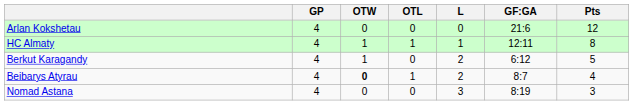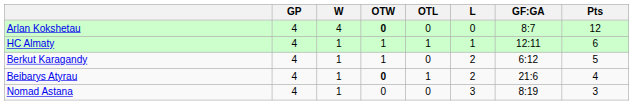+ column: (339, 12)
(364, 28) normal -> (383, 28) bold
(521, 28) 21:6 -> (528, 28) 8:7
(593, 44) 8 -> (595, 44) 6
(521, 76) 8:7 -> (528, 76) 21:6
